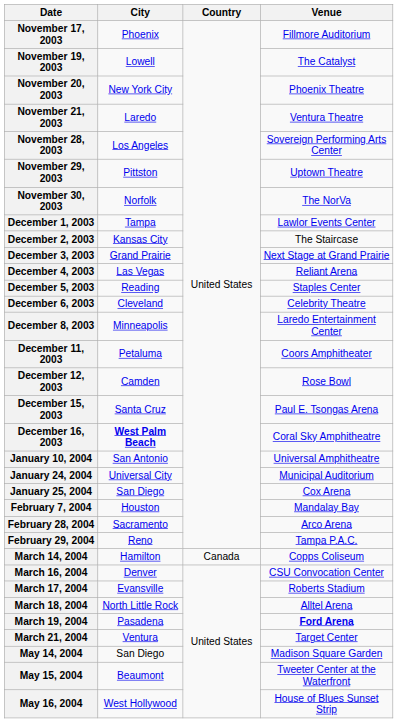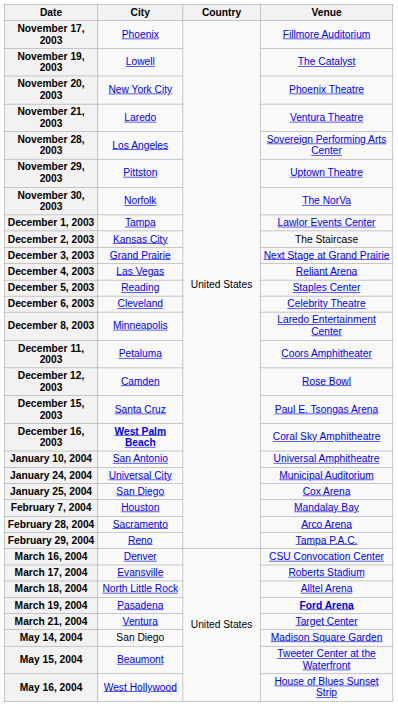- row: (51, 556)
